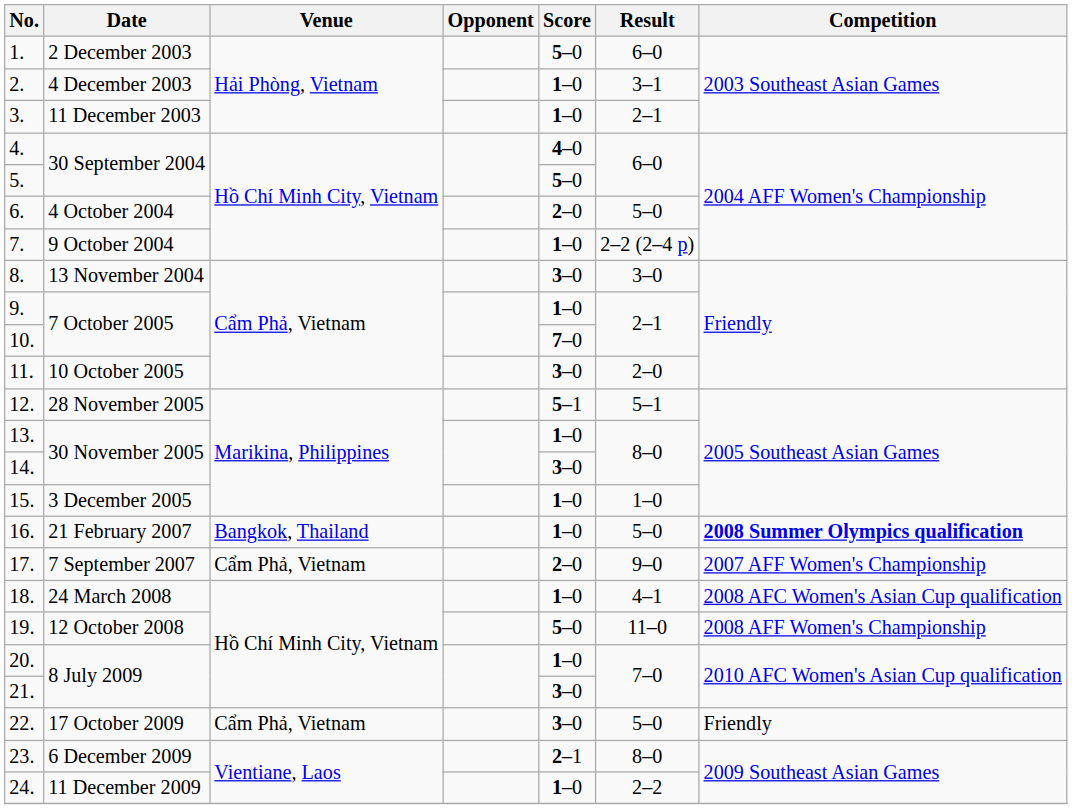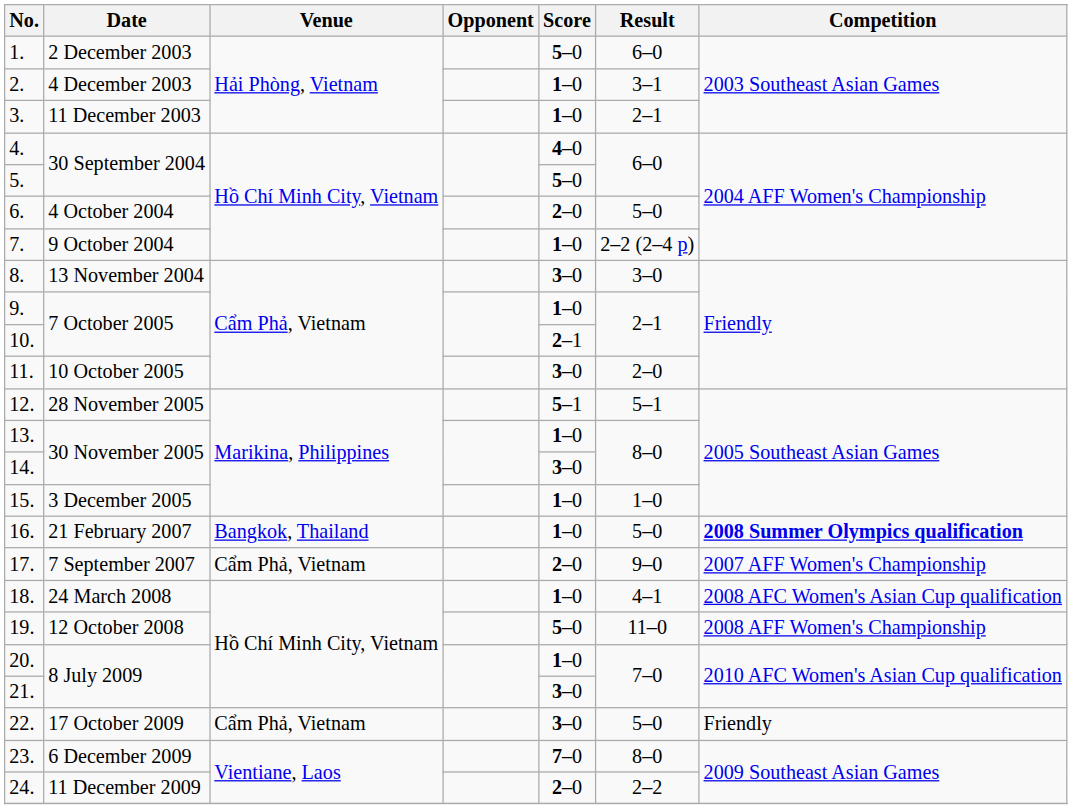(567, 340) 7–0 -> (567, 340) 2–1
(567, 755) 2–1 -> (567, 755) 7–0
(567, 787) 1–0 -> (567, 787) 2–0
